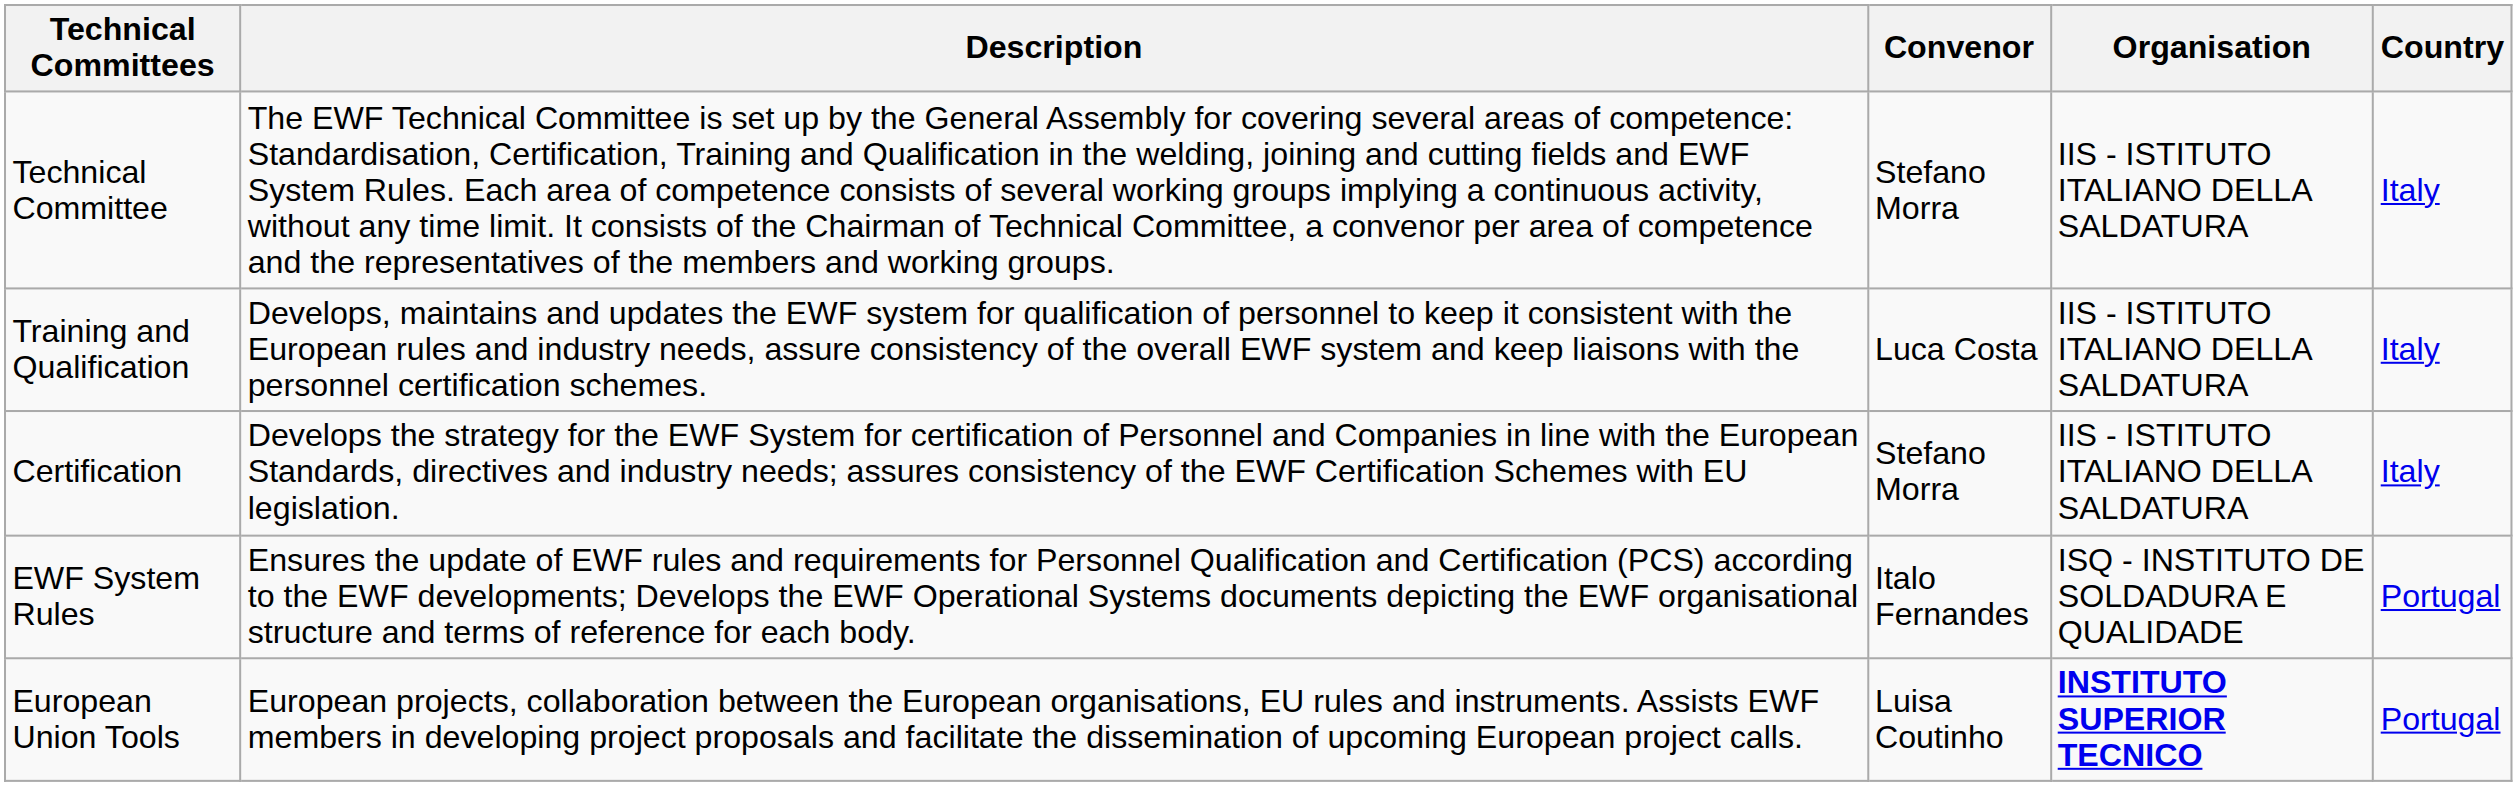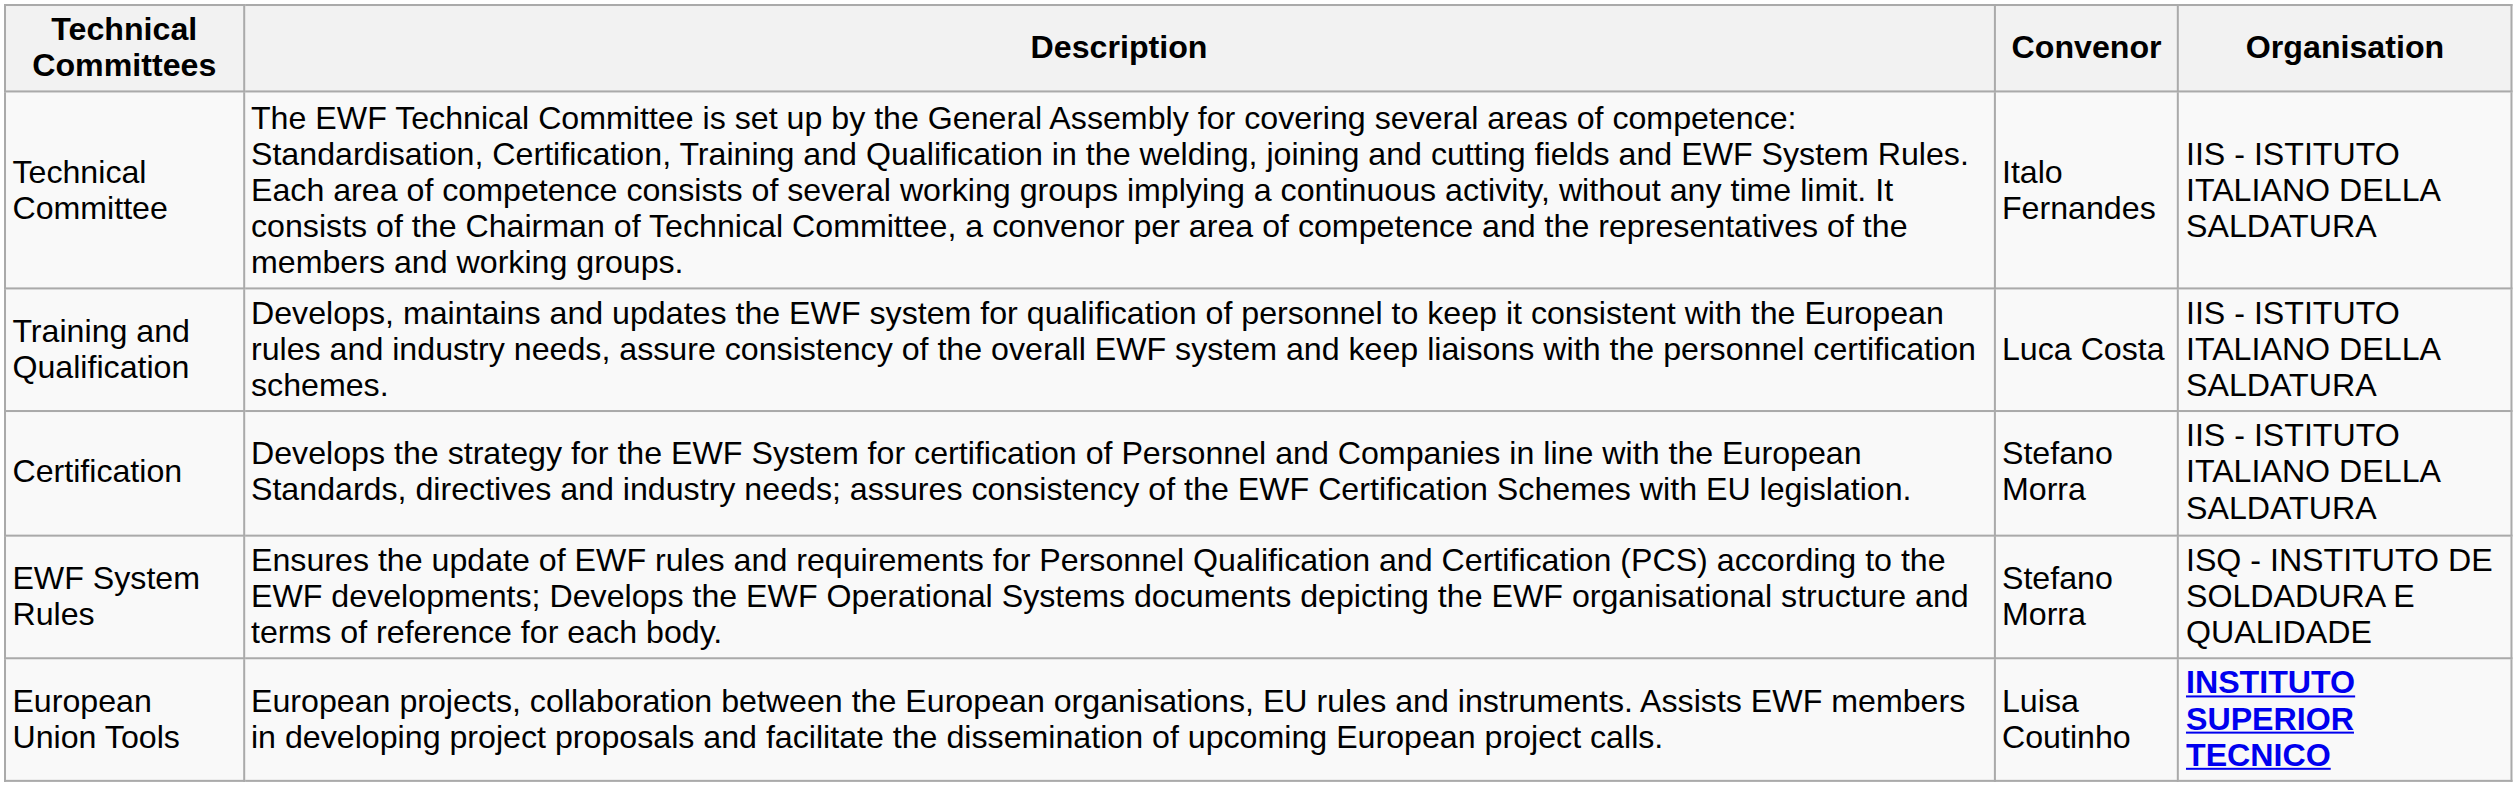- column: (2442, 48)
(1930, 189) Stefano Morra -> (2079, 189) Italo Fernandes
(1952, 595) Italo Fernandes -> (2057, 595) Stefano Morra
